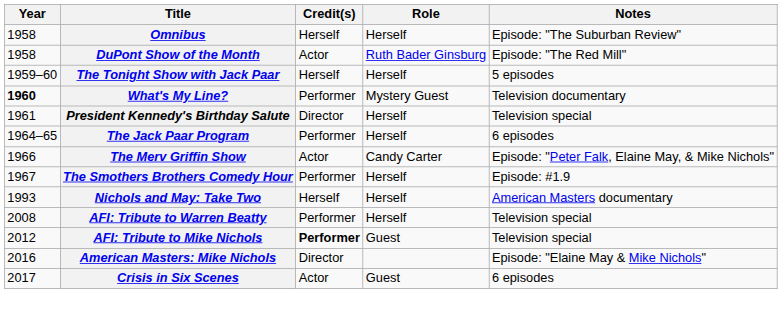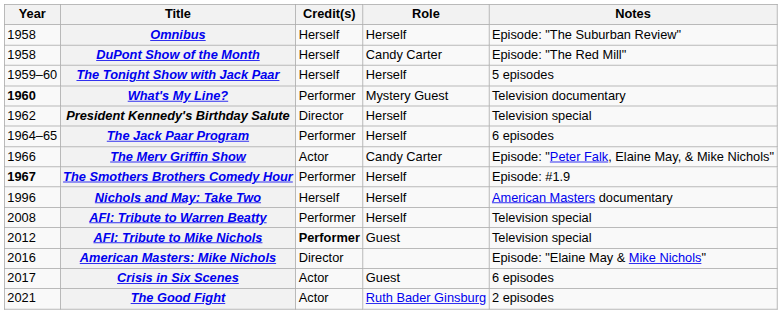(314, 55) Actor -> (319, 55) Herself
(426, 55) Ruth Bader Ginsburg -> (404, 55) Candy Carter
(22, 116) 1961 -> (22, 116) 1962
(22, 177) normal -> (22, 177) bold
(22, 197) 1993 -> (22, 197) 1996
+ row: (178, 298)
